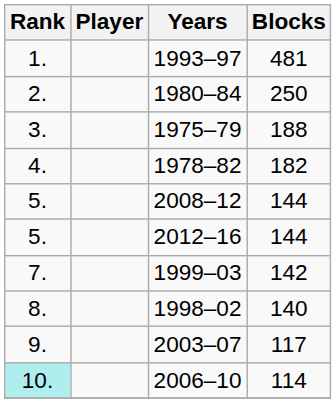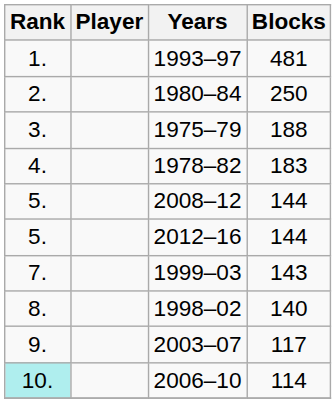(289, 165) 182 -> (289, 165) 183
(289, 272) 142 -> (289, 272) 143
